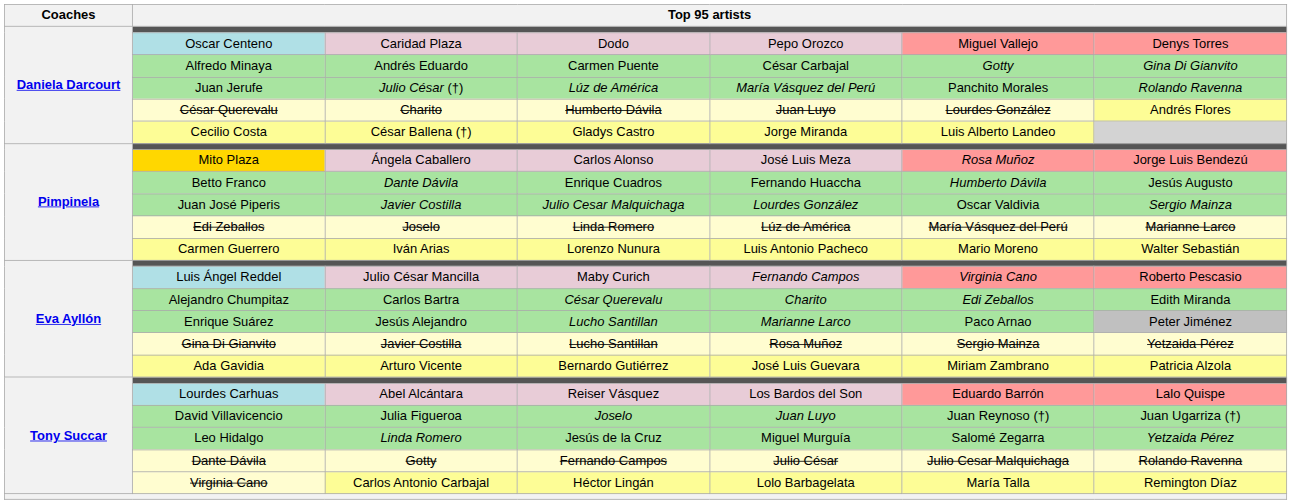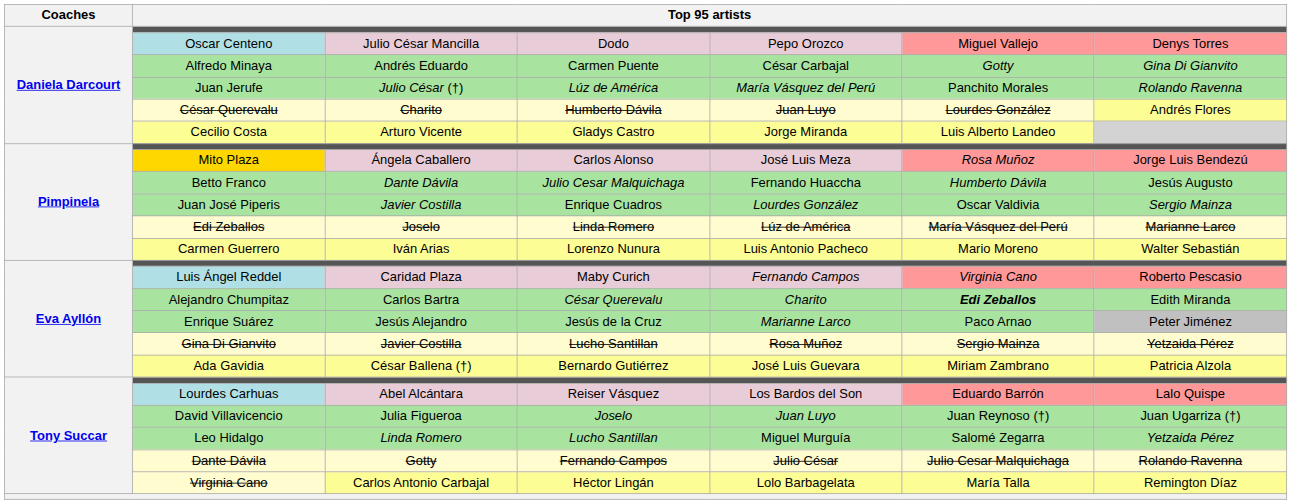(421, 43) Caridad Plaza -> (421, 43) Julio César Mancilla
(421, 132) César Ballena (†) -> (421, 132) Arturo Vicente
(613, 182) Enrique Cuadros -> (613, 182) Julio Cesar Malquichaga
(613, 204) Julio Cesar Malquichaga -> (613, 204) Enrique Cuadros
(421, 277) Julio César Mancilla -> (421, 277) Caridad Plaza
(998, 299) normal -> (998, 299) bold
(613, 321) Lucho Santillan -> (613, 321) Jesús de la Cruz
(421, 366) Arturo Vicente -> (421, 366) César Ballena (†)
(613, 438) Jesús de la Cruz -> (613, 438) Lucho Santillan
